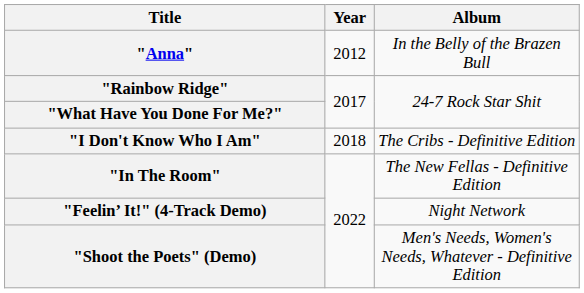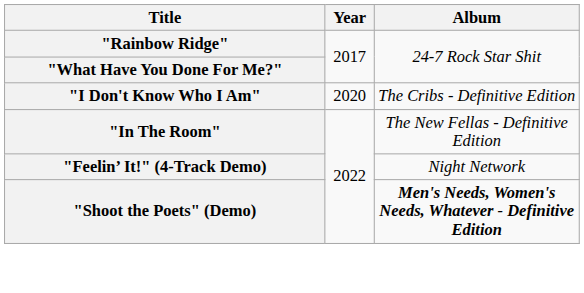- row: (165, 52)
(350, 140) 2018 -> (350, 95) 2020
(477, 256) normal -> (477, 211) bold
